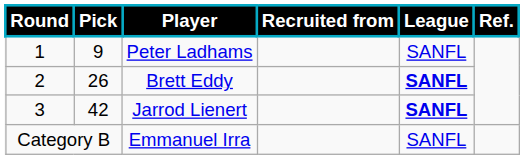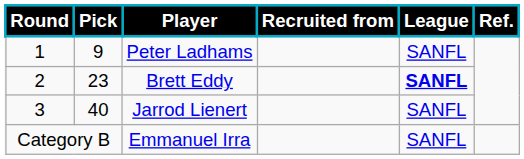(98, 81) 26 -> (98, 81) 23
(98, 110) 42 -> (98, 110) 40
(436, 110) bold -> (436, 110) normal
